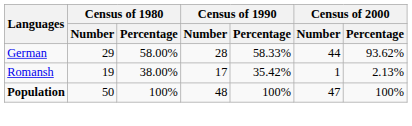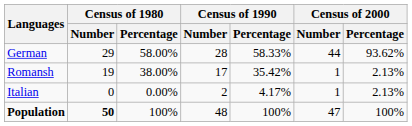+ row: (23, 92)
(108, 92) normal -> (108, 111) bold
